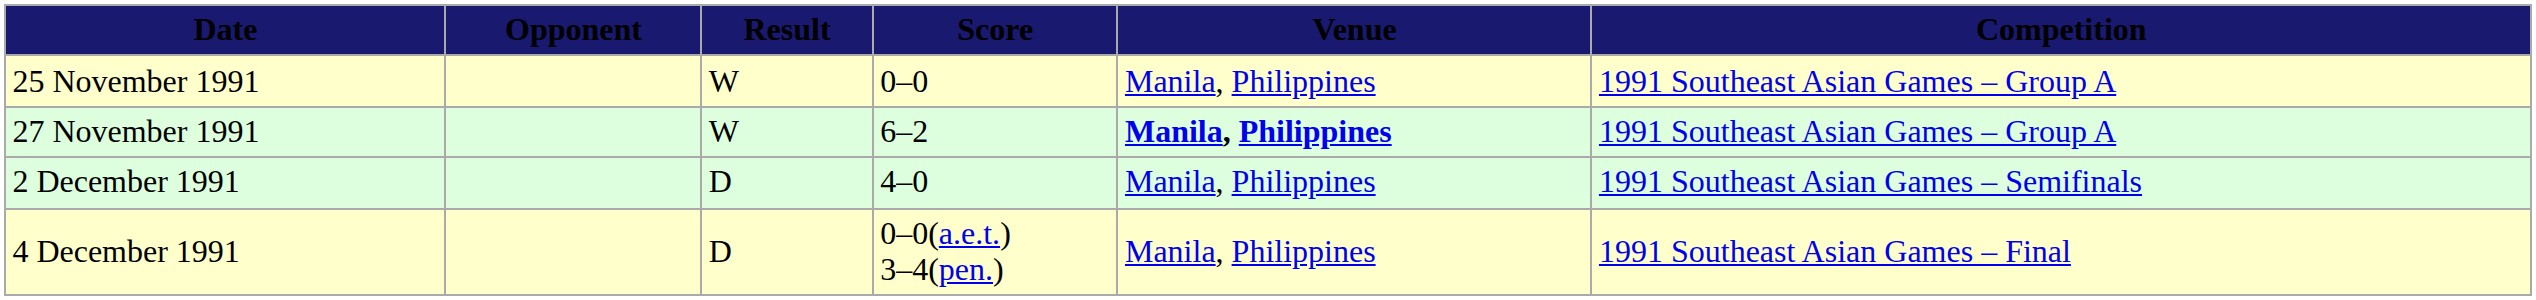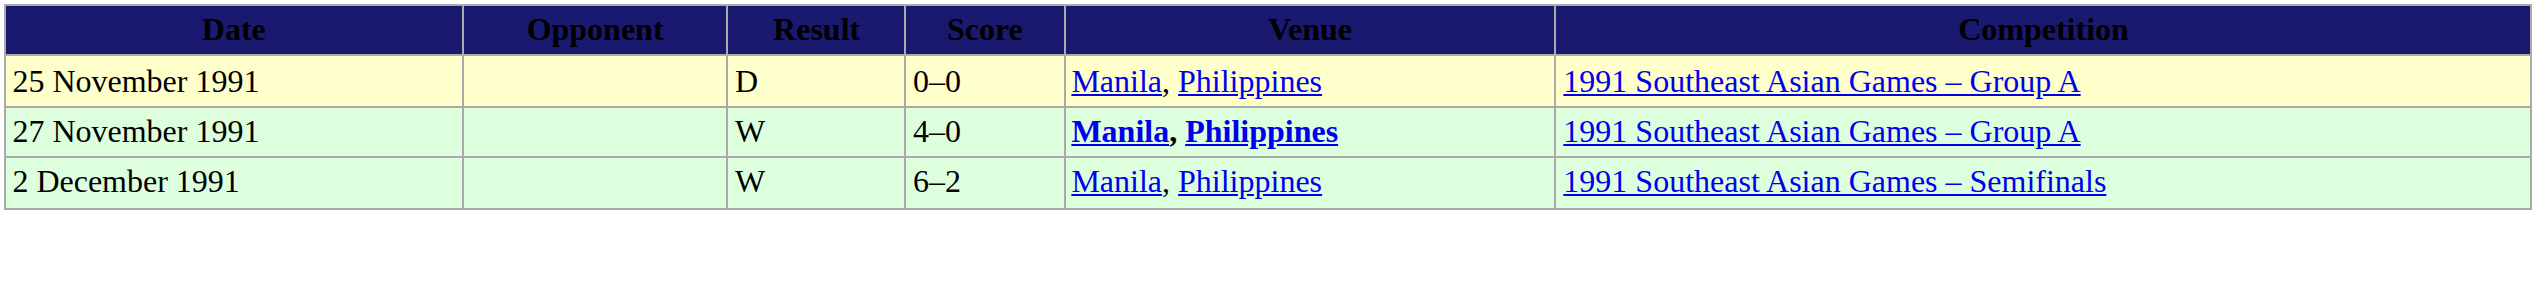(724, 80) W -> (747, 80) D
(904, 131) 6–2 -> (937, 131) 4–0
(720, 182) D -> (750, 182) W
(904, 182) 4–0 -> (937, 182) 6–2
- row: (126, 250)
